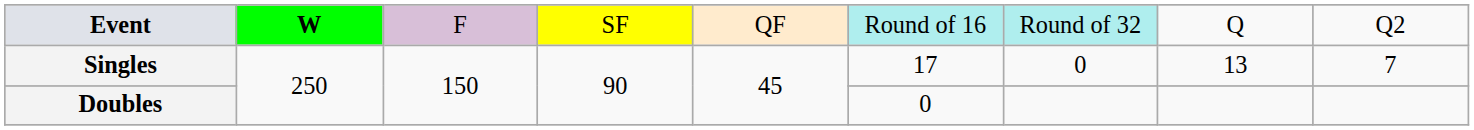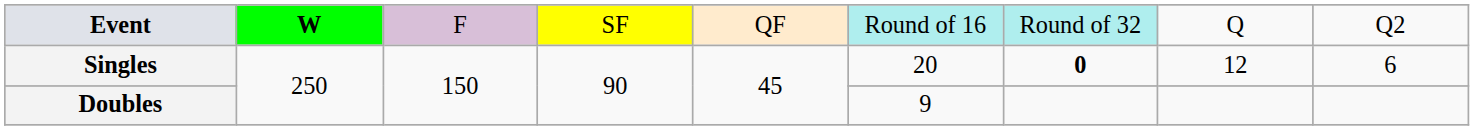(925, 65) 17 -> (925, 65) 20
(1080, 65) normal -> (1080, 65) bold
(1235, 65) 13 -> (1235, 65) 12
(1390, 65) 7 -> (1390, 65) 6
(925, 105) 0 -> (925, 105) 9
